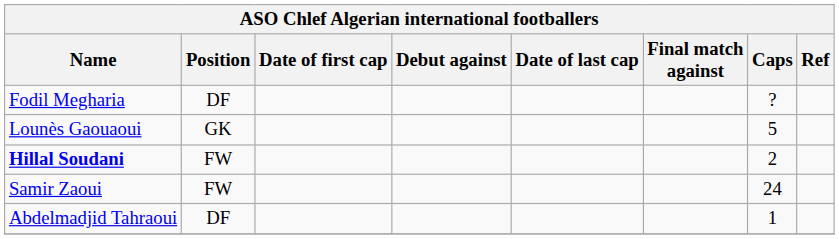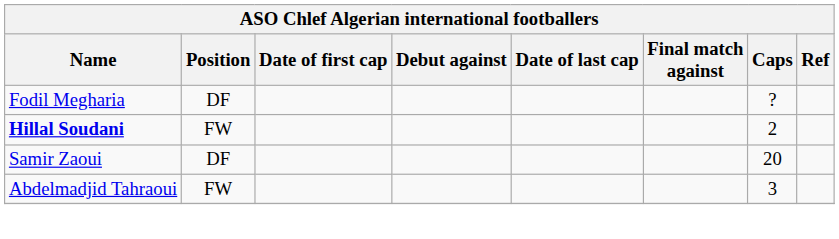- row: (75, 129)
(218, 188) FW -> (218, 159) DF
(772, 188) 24 -> (772, 159) 20
(218, 218) DF -> (218, 188) FW
(772, 218) 1 -> (772, 188) 3
